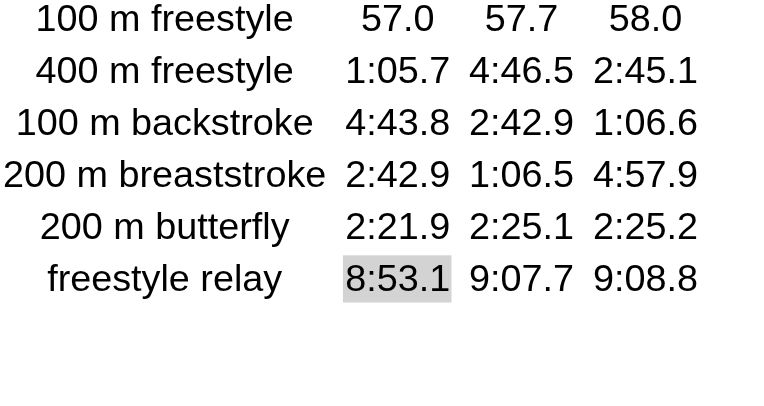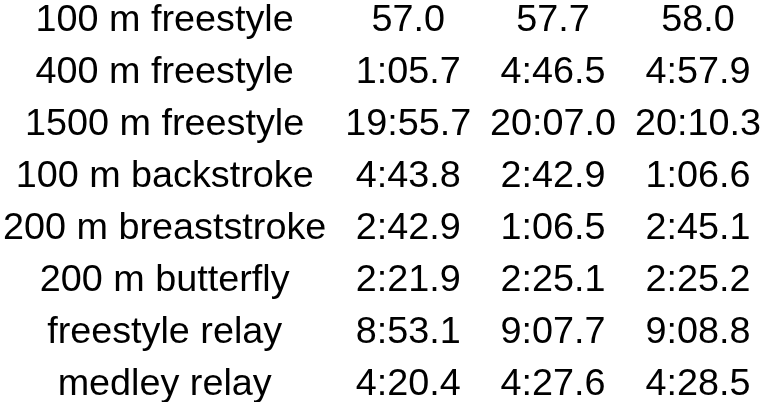(645, 70) 2:45.1 -> (698, 70) 4:57.9
+ row: (165, 122)
(645, 174) 4:57.9 -> (698, 226) 2:45.1
(398, 278) lightgrey background -> (408, 330) no background
+ row: (165, 382)
